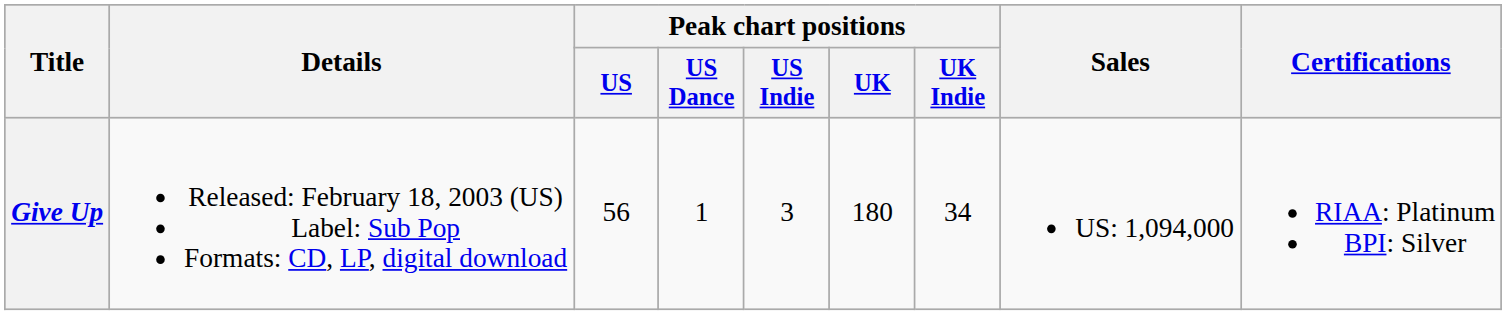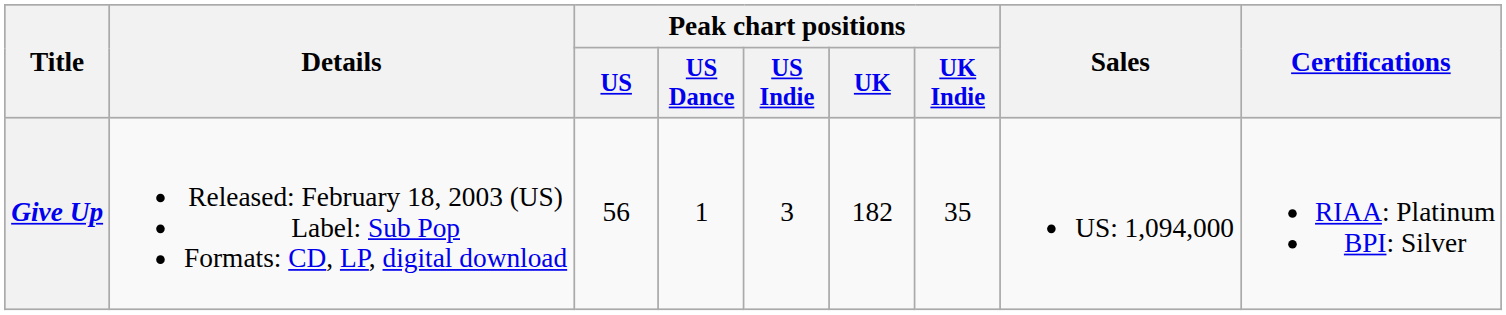(872, 212) 180 -> (872, 212) 182
(958, 212) 34 -> (958, 212) 35
